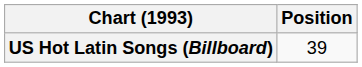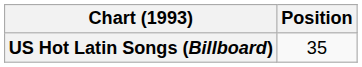(317, 47) 39 -> (317, 47) 35
